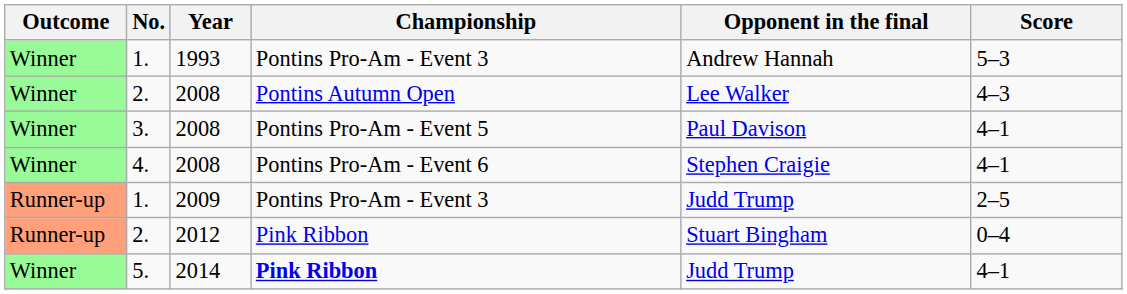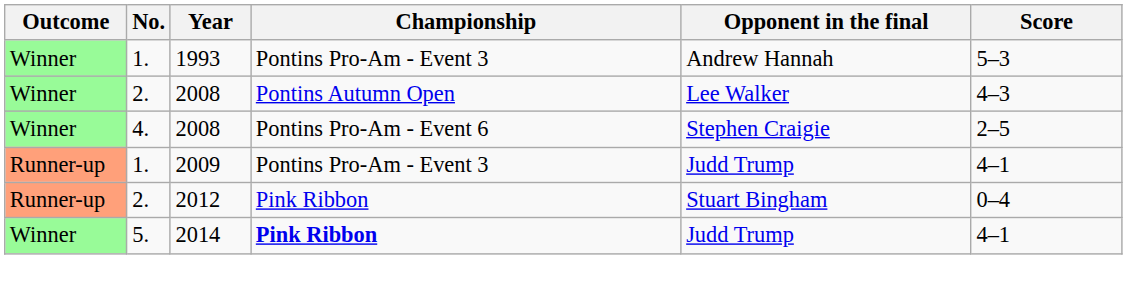- row: (141, 128)
(993, 164) 4–1 -> (993, 128) 2–5
(993, 199) 2–5 -> (993, 164) 4–1
